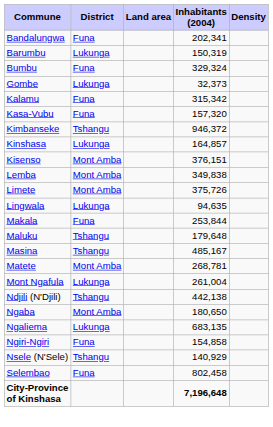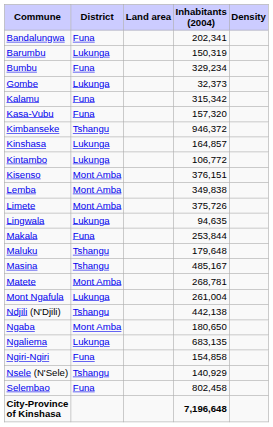(209, 68) 329,324 -> (209, 68) 329,234
+ row: (27, 159)
